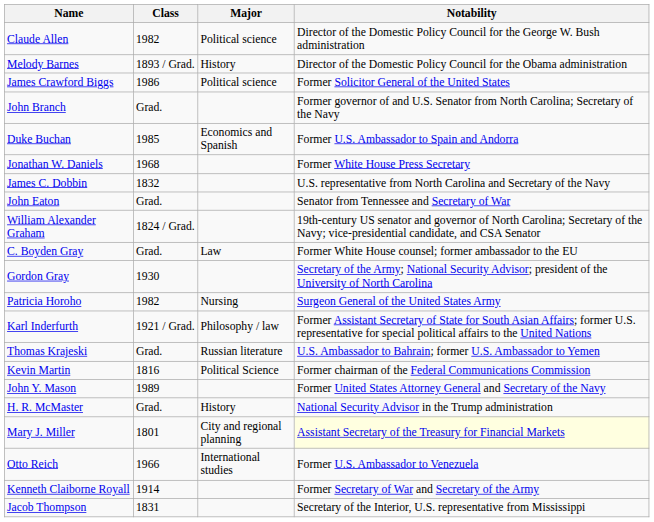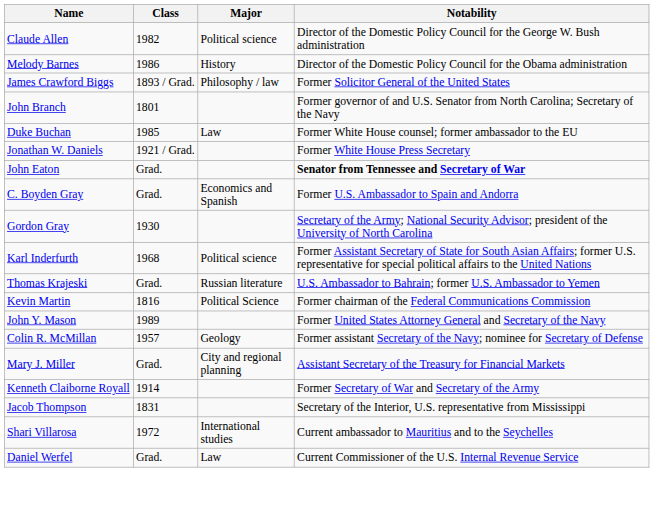(165, 63) 1893 / Grad. -> (148, 63) 1986
(148, 82) 1986 -> (165, 82) 1893 / Grad.
(239, 82) Political science -> (240, 82) Philosophy / law
(149, 107) Grad. -> (148, 107) 1801
(236, 139) Economics and Spanish -> (211, 132) Law
(408, 139) Former U.S. Ambassador to Spain and Andorra -> (437, 132) Former White House counsel; former ambassador to the EU
(148, 164) 1968 -> (165, 151) 1921 / Grad.
- row: (47, 182)
(404, 201) normal -> (411, 169) bold
- row: (51, 226)
(211, 251) Law -> (236, 194) Economics and Spanish
(437, 251) Former White House counsel; former ambassador to the EU -> (408, 194) Former U.S. Ambassador to Spain and Andorra
- row: (44, 301)
(165, 326) 1921 / Grad. -> (148, 258) 1968
(240, 326) Philosophy / law -> (239, 258) Political science
- row: (45, 407)
+ row: (52, 338)
(148, 432) 1801 -> (149, 363) Grad.
(431, 432) lightyellow background -> (431, 363) no background
- row: (33, 464)
+ row: (42, 432)
+ row: (40, 457)
